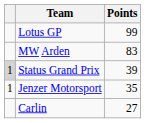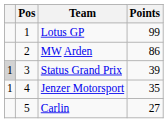+ column: (27, 13)
(132, 51) 83 -> (154, 51) 86
